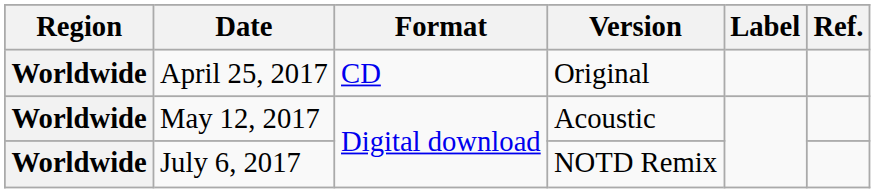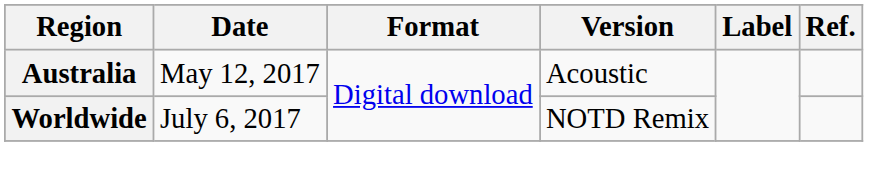- row: (244, 72)
(79, 118) Worldwide -> (79, 72) Australia
